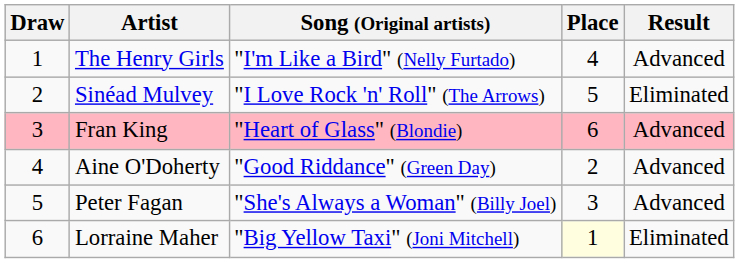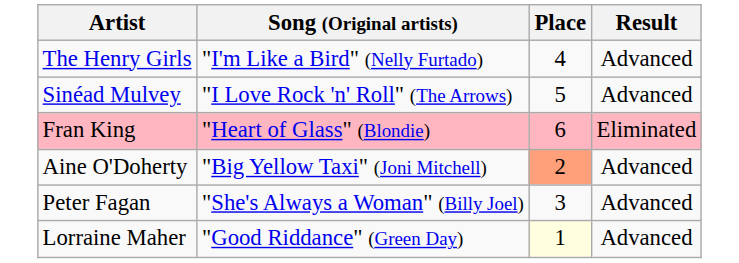- column: (37, 22)
(679, 94) Eliminated -> (646, 94) Advanced
(679, 130) Advanced -> (646, 130) Eliminated
(365, 166) "Good Riddance" (Green Day) -> (344, 166) "Big Yellow Taxi" (Joni Mitchell)
(593, 166) no background -> (560, 166) lightsalmon background
(377, 238) "Big Yellow Taxi" (Joni Mitchell) -> (333, 238) "Good Riddance" (Green Day)
(679, 238) Eliminated -> (646, 238) Advanced
